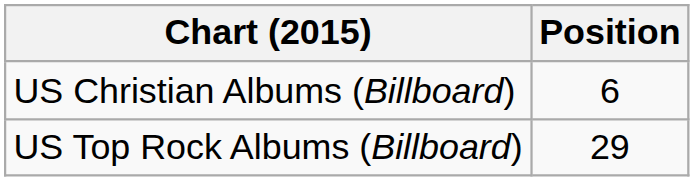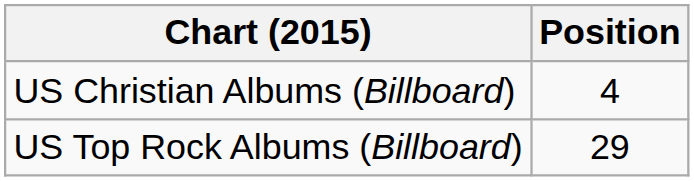(610, 89) 6 -> (610, 89) 4
